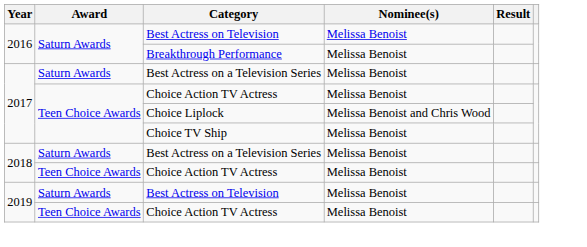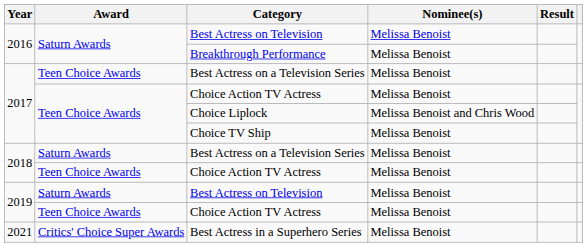(74, 73) Saturn Awards -> (89, 73) Teen Choice Awards
+ row: (20, 232)
